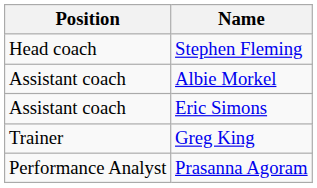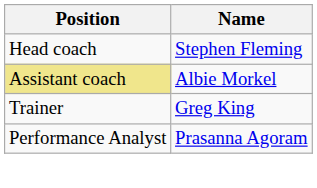(67, 78) no background -> (67, 78) khaki background
- row: (221, 108)
